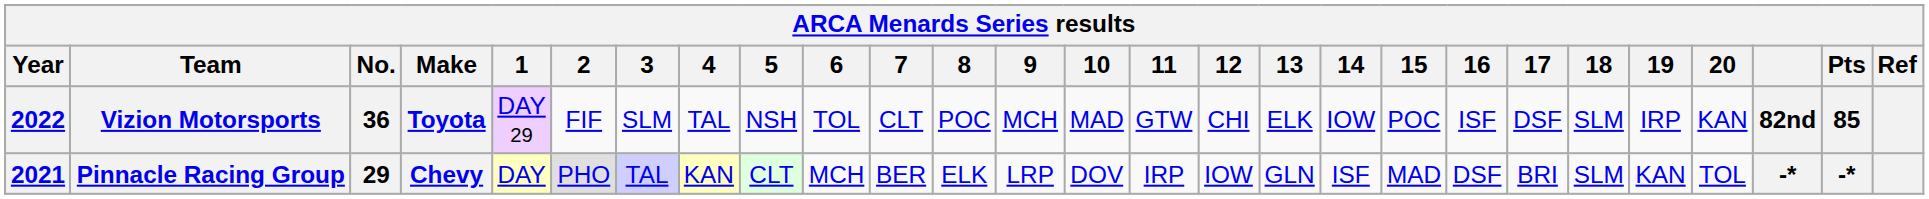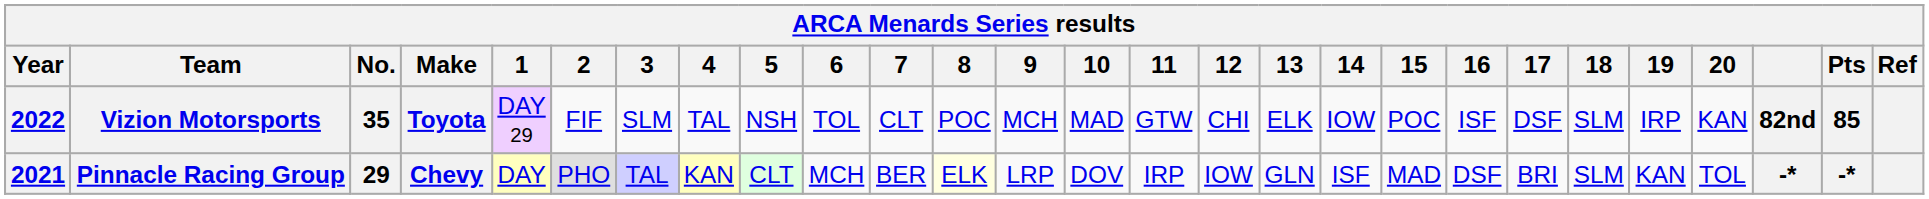(376, 120) 36 -> (376, 120) 35
(964, 174) no background -> (964, 174) lightyellow background
